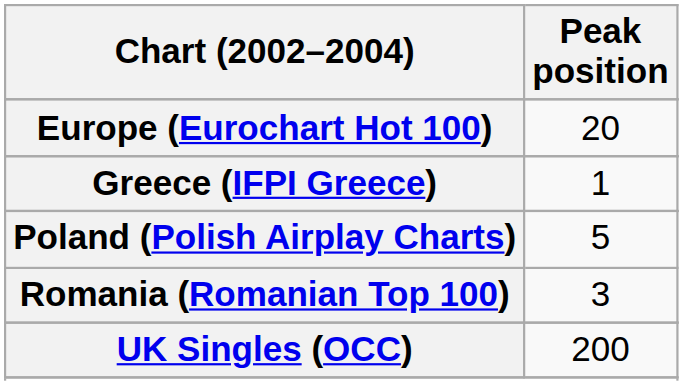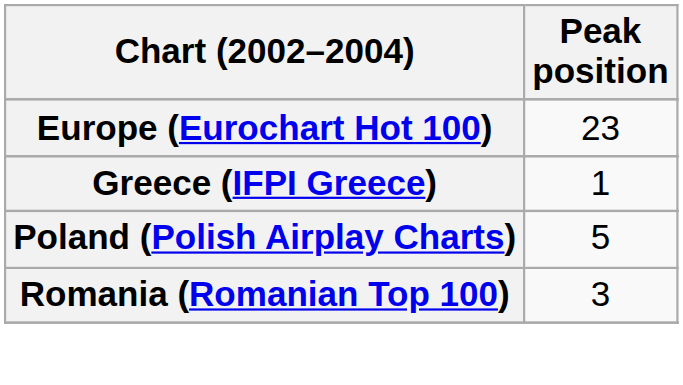(600, 127) 20 -> (600, 127) 23
- row: (265, 349)
